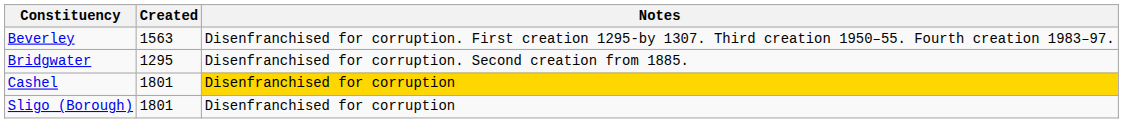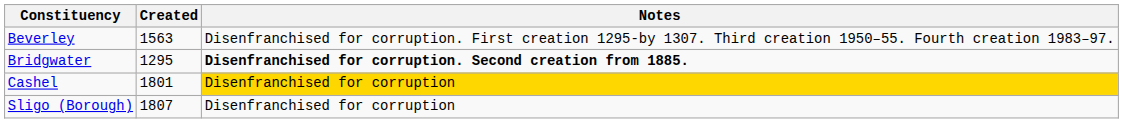(447, 61) normal -> (447, 61) bold
(156, 107) 1801 -> (156, 107) 1807
